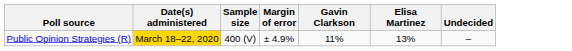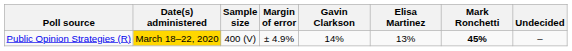+ column: (477, 18)
(334, 38) 11% -> (334, 38) 14%
